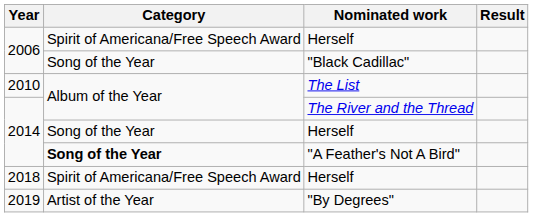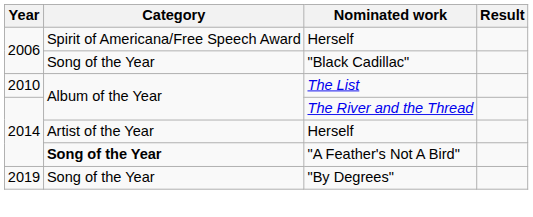(101, 131) Song of the Year -> (100, 131) Artist of the Year
- row: (24, 177)
(100, 200) Artist of the Year -> (101, 177) Song of the Year
